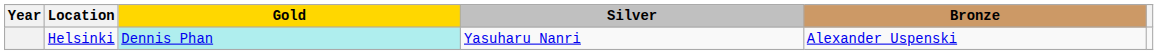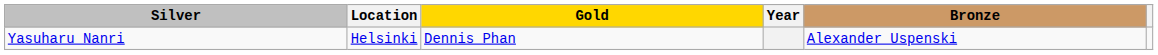columns swapped: (25, 16) <-> (632, 16)
(167, 39) paleturquoise background -> (470, 39) no background
